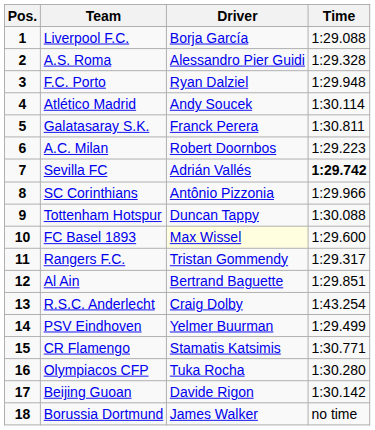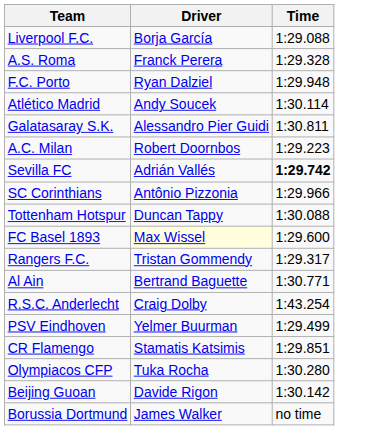- column: (22, 16)
(237, 60) Alessandro Pier Guidi -> (178, 60) Franck Perera
(214, 126) Franck Perera -> (201, 126) Alessandro Pier Guidi
(339, 281) 1:29.851 -> (303, 281) 1:30.771
(339, 348) 1:30.771 -> (303, 348) 1:29.851
